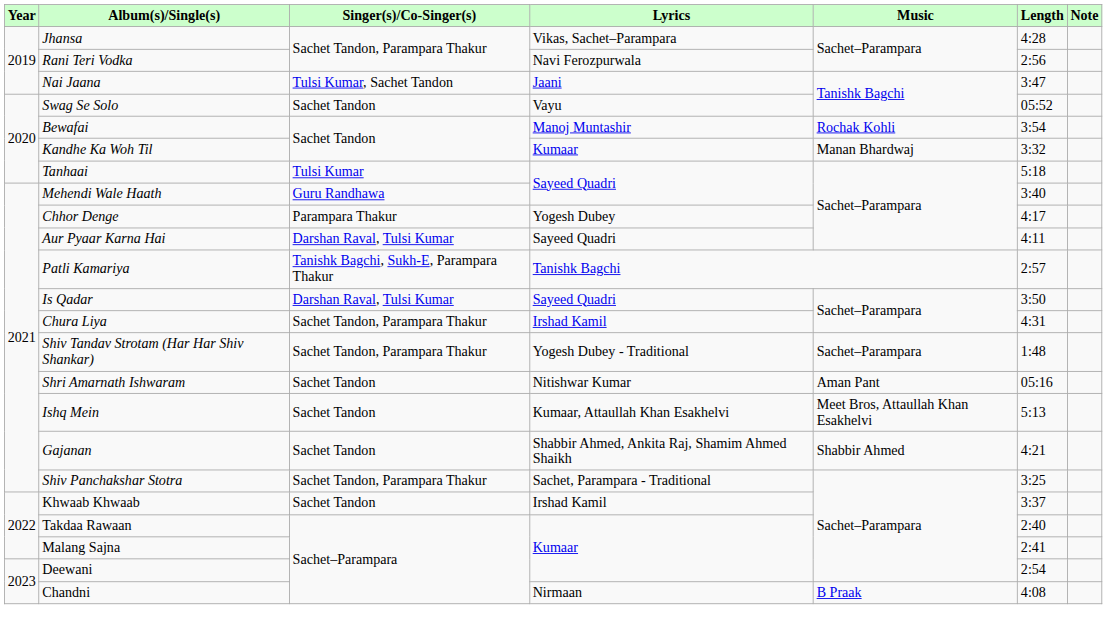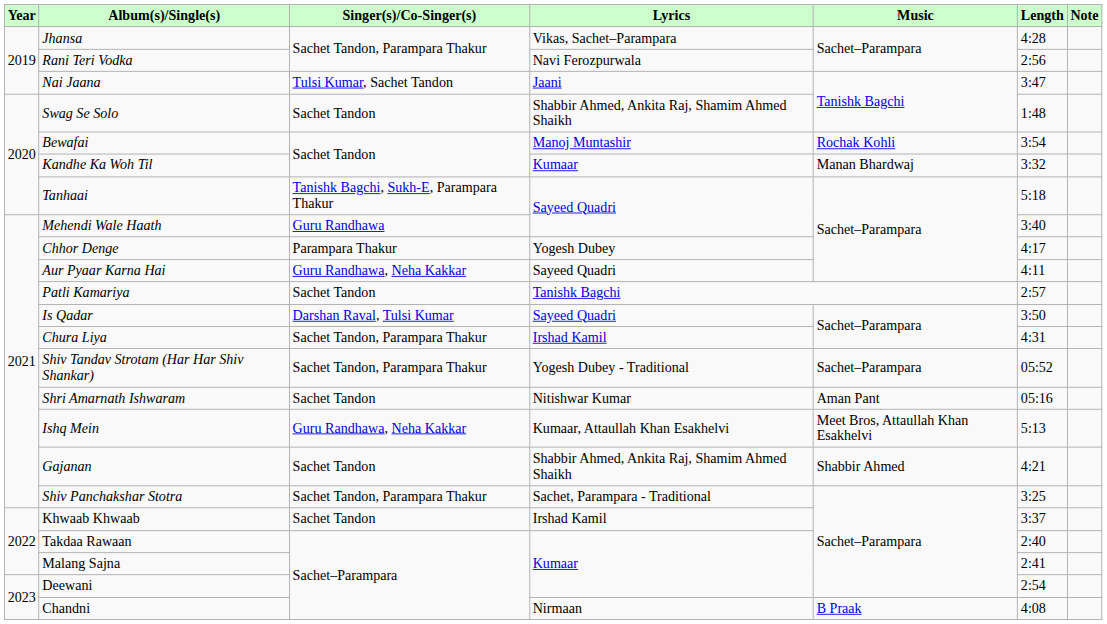(547, 104) Vayu -> (660, 112) Shabbir Ahmed, Ankita Raj, Shamim Ahmed Shaikh
(1037, 104) 05:52 -> (1033, 112) 1:48
(328, 171) Tulsi Kumar -> (395, 195) Tanishk Bagchi, Sukh-E, Parampara Thakur
(373, 238) Darshan Raval, Tulsi Kumar -> (379, 270) Guru Randhawa, Neha Kakkar
(395, 269) Tanishk Bagchi, Sukh-E, Parampara Thakur -> (334, 292) Sachet Tandon
(1033, 352) 1:48 -> (1037, 367) 05:52
(334, 412) Sachet Tandon -> (379, 428) Guru Randhawa, Neha Kakkar
